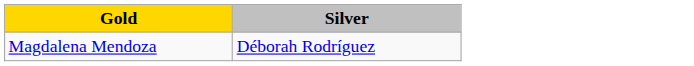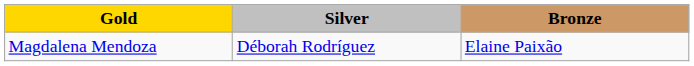+ column: (575, 18)
